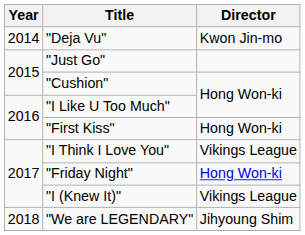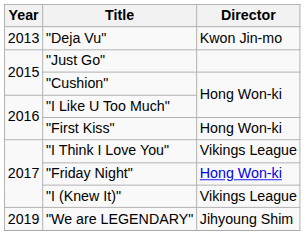(24, 38) 2014 -> (24, 38) 2013
(24, 219) 2018 -> (24, 219) 2019
